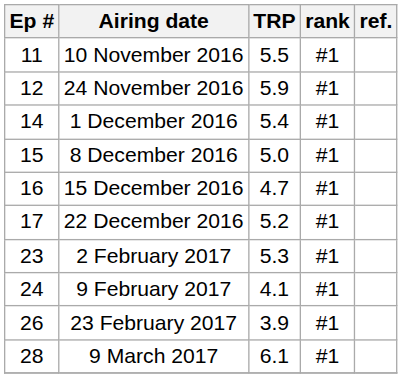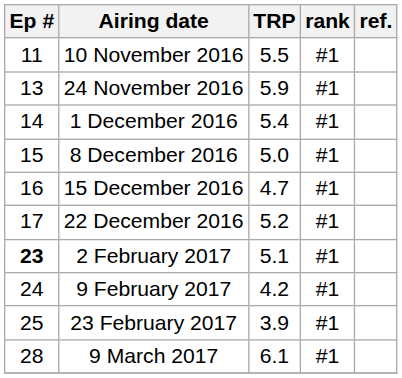(32, 88) 12 -> (32, 88) 13
(32, 255) normal -> (32, 255) bold
(274, 255) 5.3 -> (274, 255) 5.1
(274, 289) 4.1 -> (274, 289) 4.2
(32, 322) 26 -> (32, 322) 25
